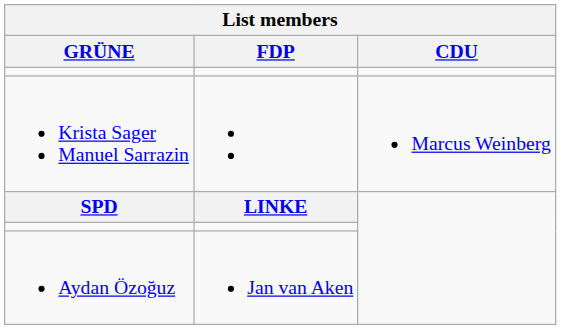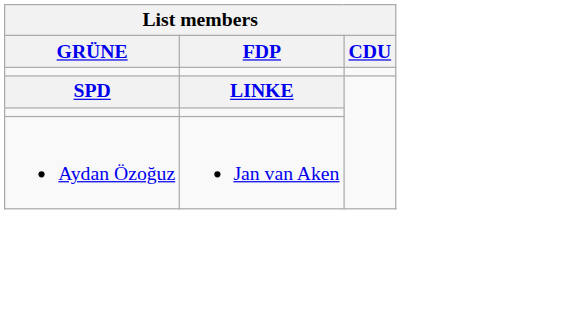- row: (99, 145)
